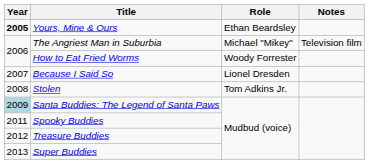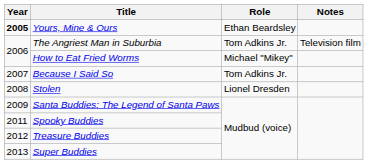(258, 43) Michael "Mikey" -> (255, 43) Tom Adkins Jr.
(260, 58) Woody Forrester -> (258, 58) Michael "Mikey"
(257, 74) Lionel Dresden -> (255, 74) Tom Adkins Jr.
(255, 89) Tom Adkins Jr. -> (257, 89) Lionel Dresden
(17, 105) lightblue background -> (17, 105) no background
